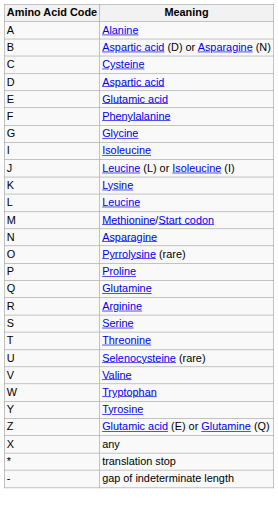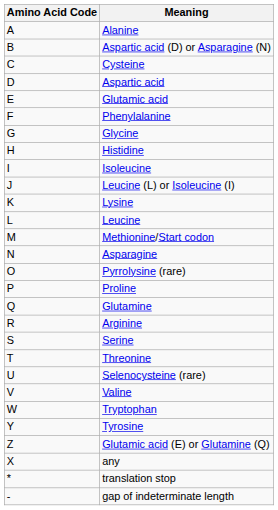+ row: (123, 151)
